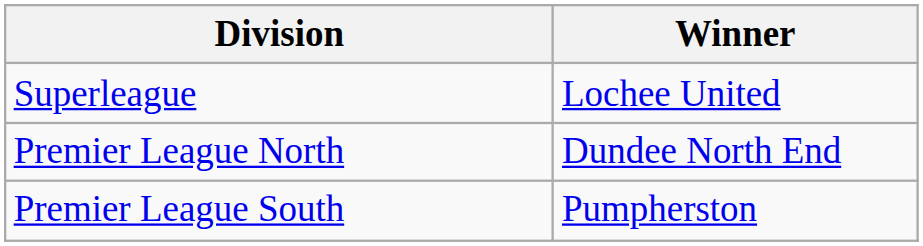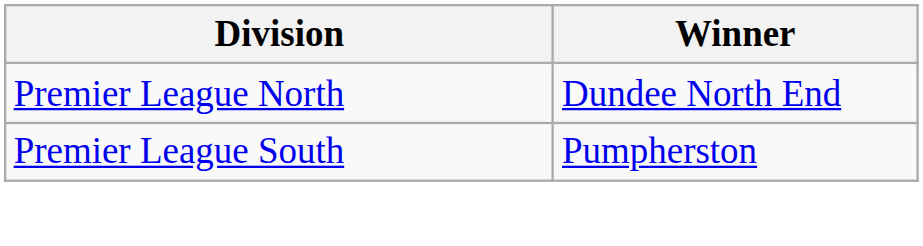- row: (105, 92)
